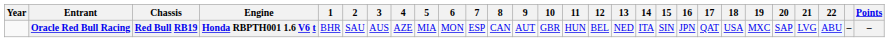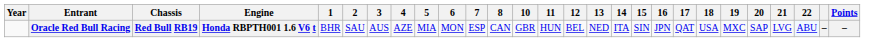- column: (525, 12)
